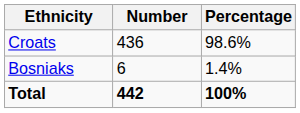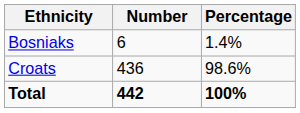rows swapped: (32, 42) <-> (41, 68)
